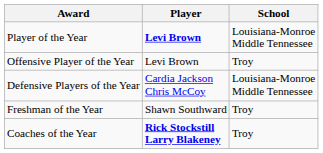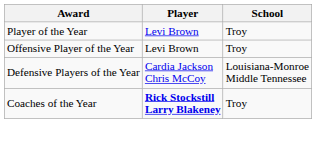(173, 37) bold -> (172, 31) normal
(274, 37) Louisiana-Monroe Middle Tennessee -> (236, 31) Troy
- row: (55, 109)
